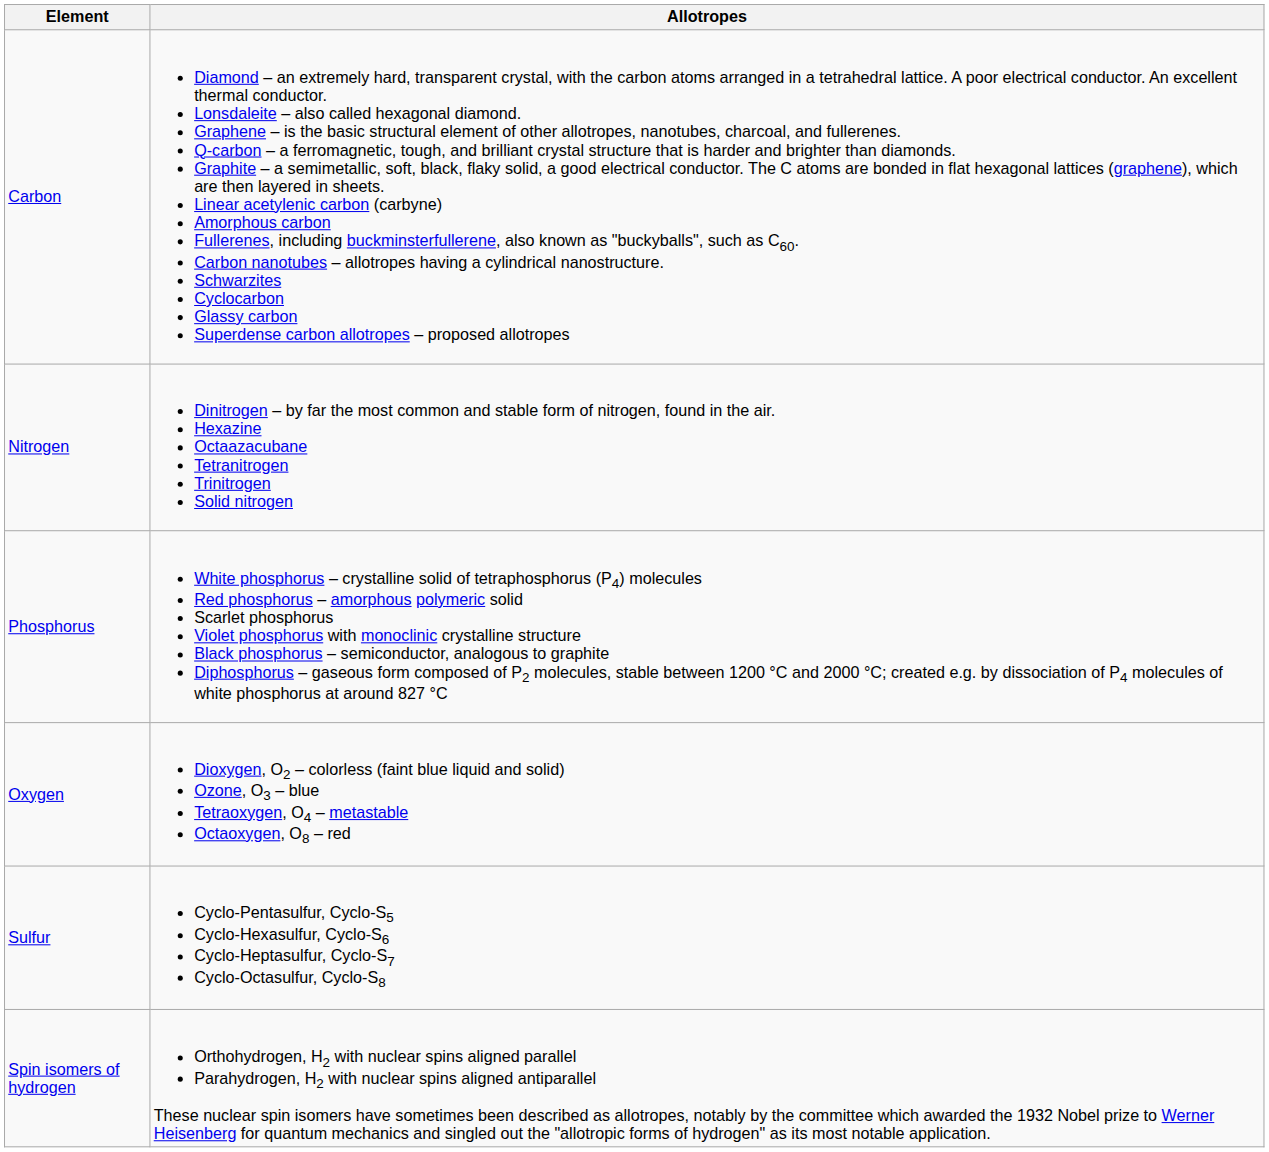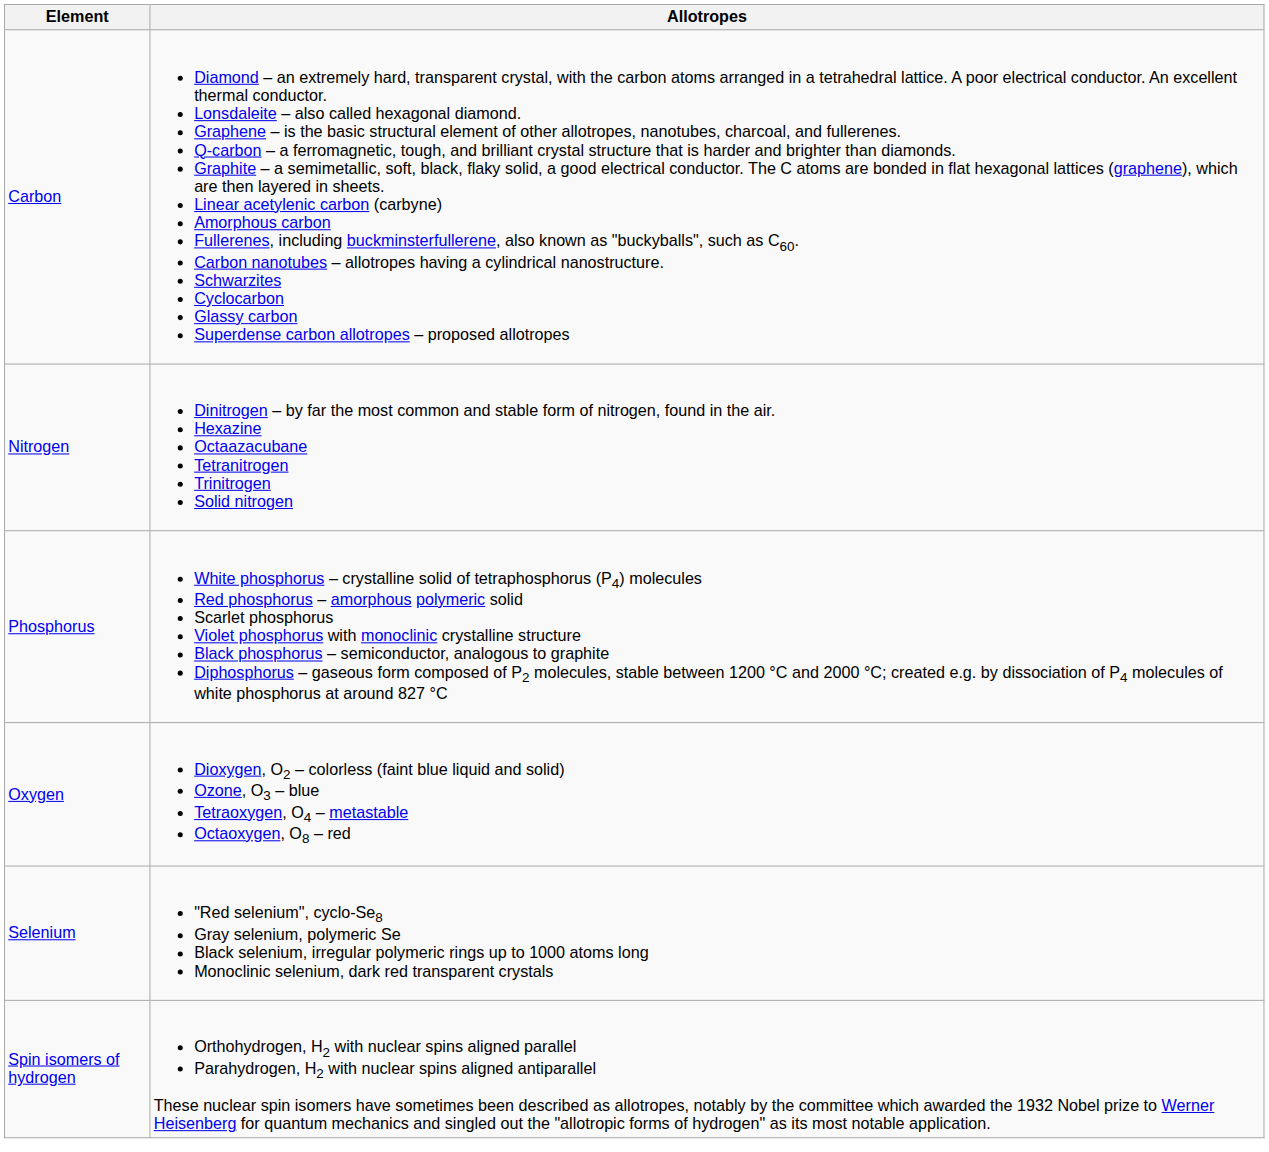- row: (29, 937)
+ row: (42, 933)
